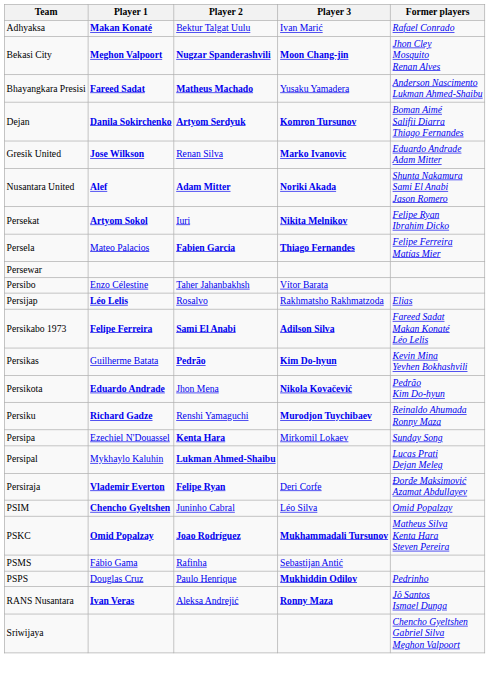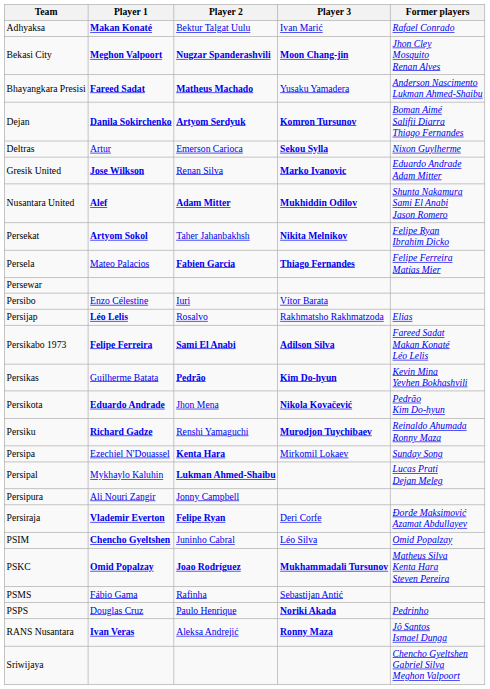+ row: (21, 149)
(308, 188) Noriki Akada -> (319, 203) Mukhiddin Odilov
(183, 221) Iuri -> (213, 236) Taher Jahanbakhsh
(213, 285) Taher Jahanbakhsh -> (183, 301) Iuri
+ row: (25, 497)
(319, 579) Mukhiddin Odilov -> (308, 611) Noriki Akada
